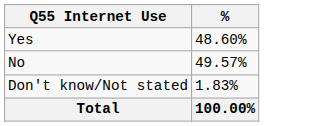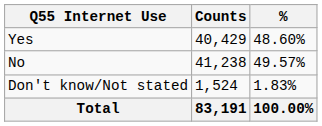+ column: (221, 16)
